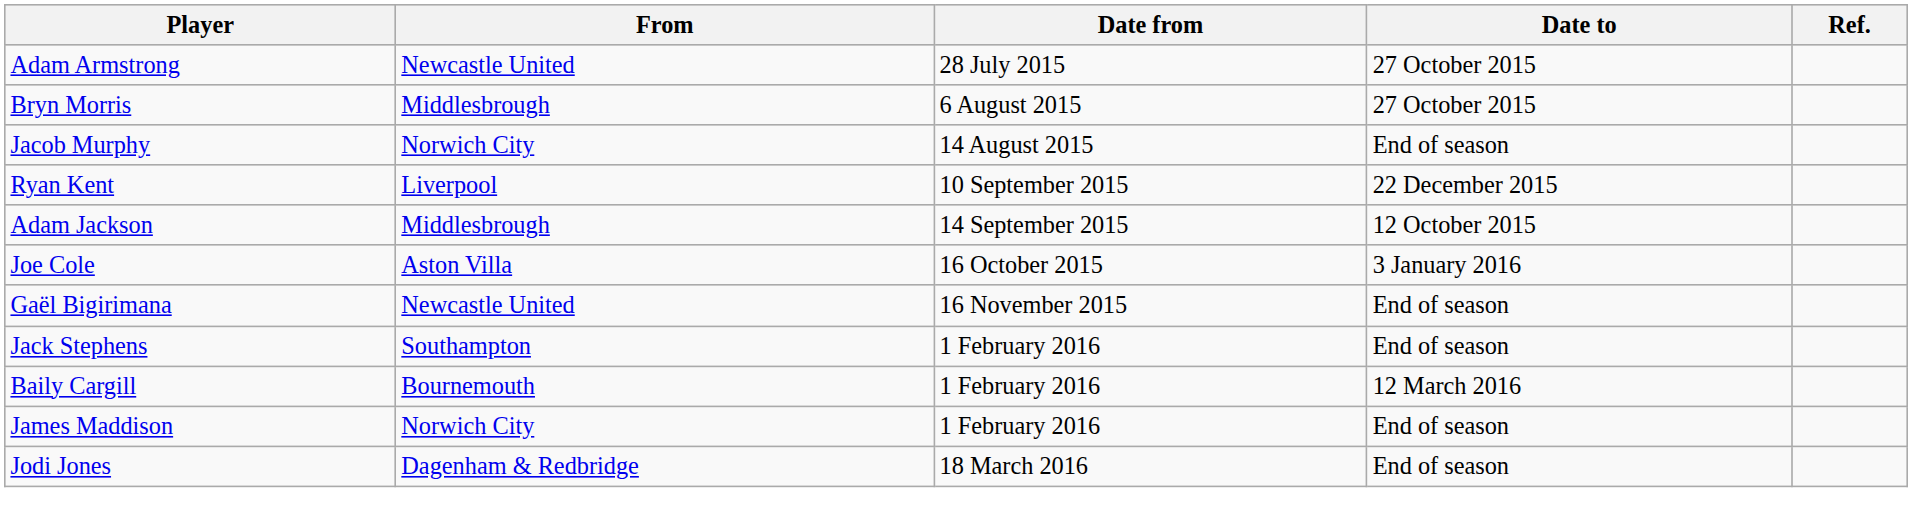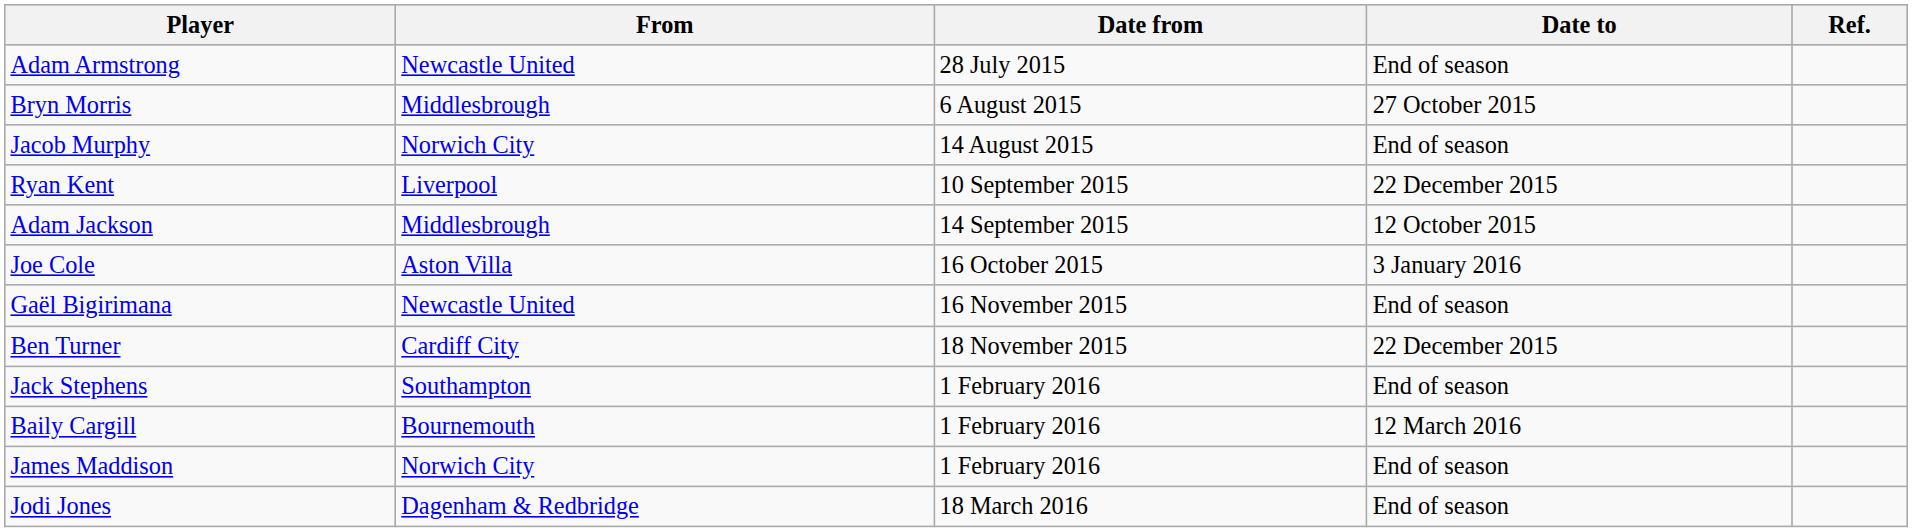(1454, 64) 27 October 2015 -> (1441, 64) End of season
+ row: (65, 345)
